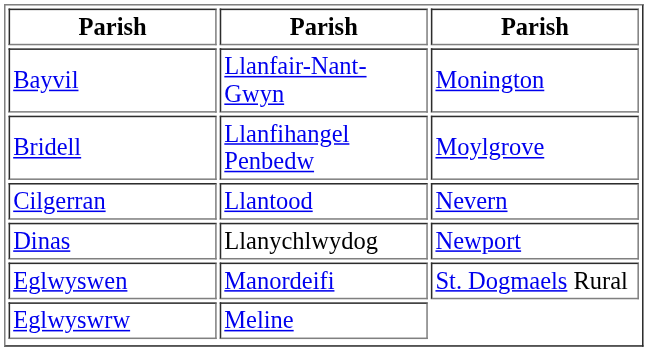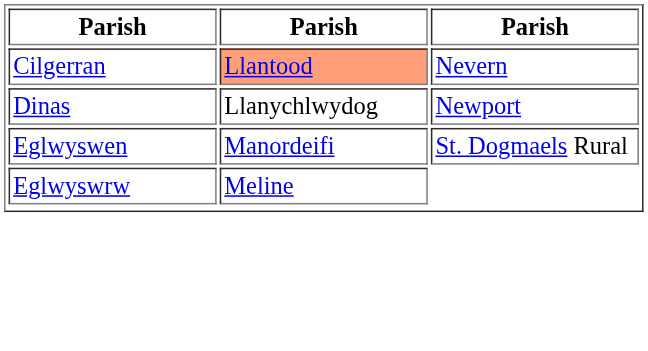- row: (46, 80)
- row: (47, 147)
(269, 201) no background -> (269, 66) lightsalmon background
